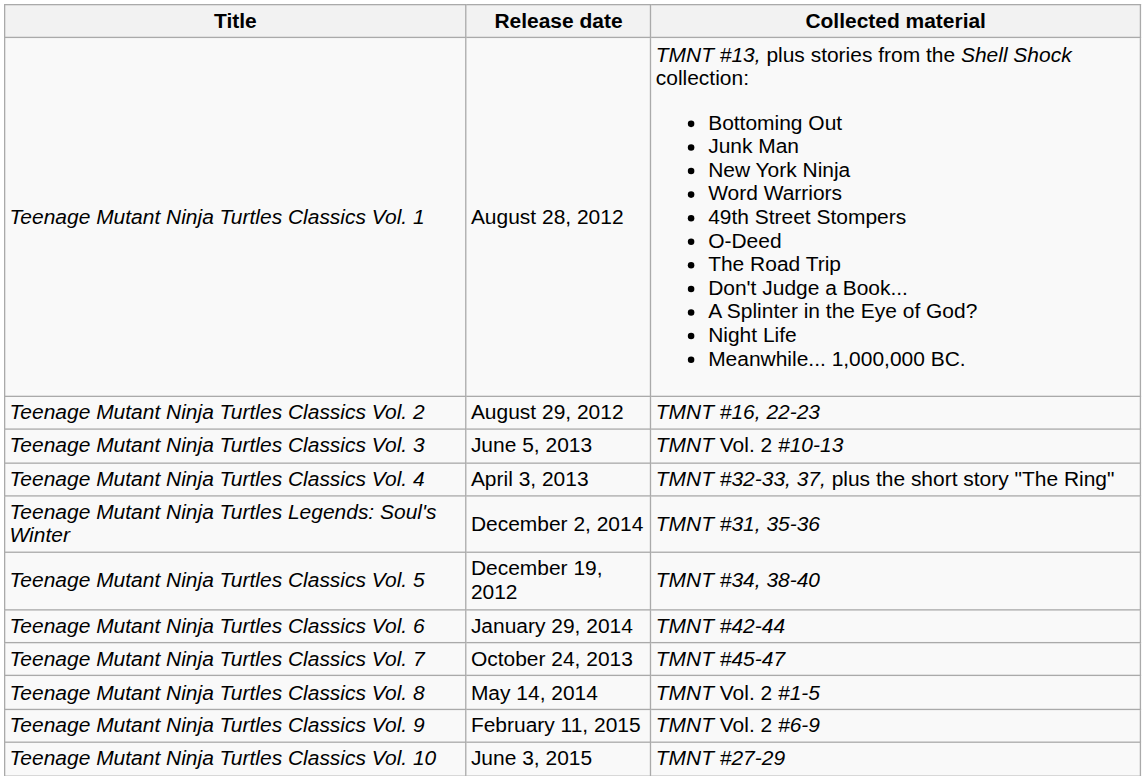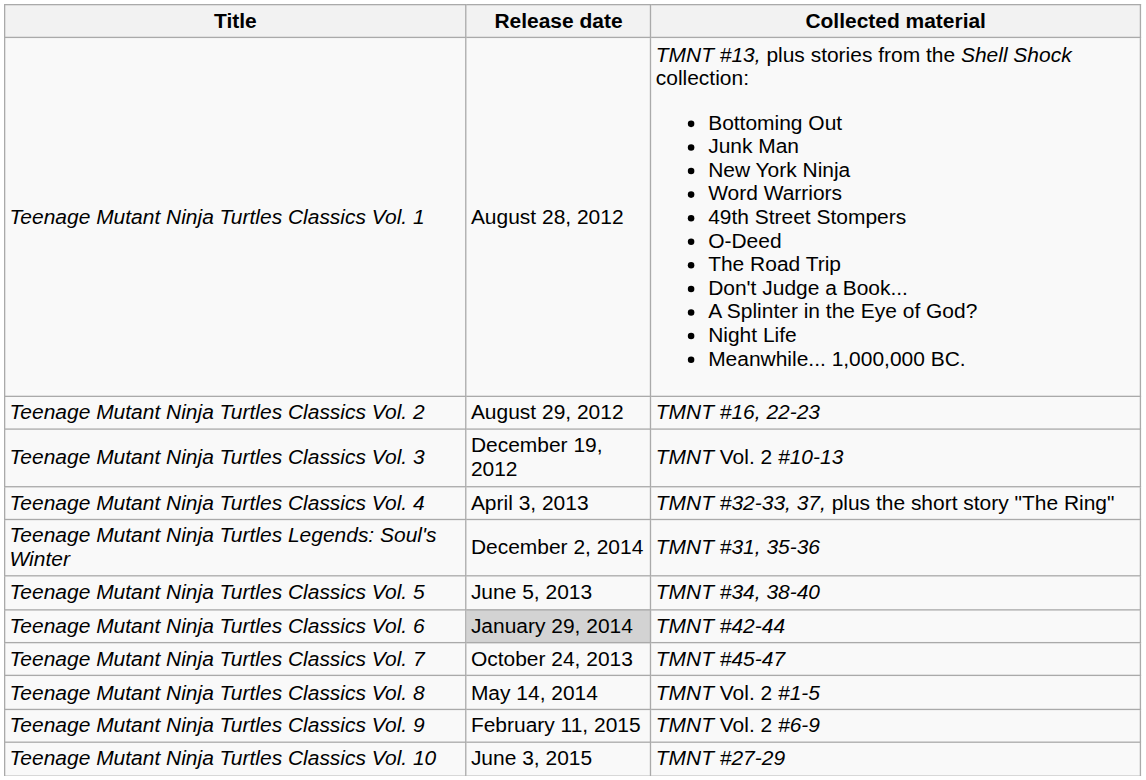(532, 445) June 5, 2013 -> (537, 457) December 19, 2012
(537, 580) December 19, 2012 -> (532, 592) June 5, 2013
(552, 625) no background -> (552, 625) lightgrey background
